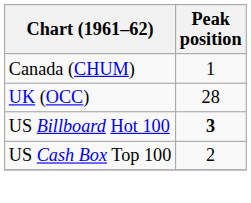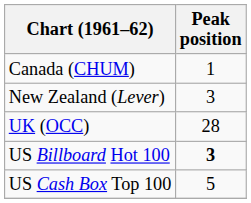+ row: (87, 97)
(211, 155) 2 -> (211, 184) 5
